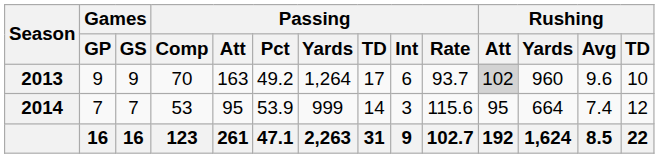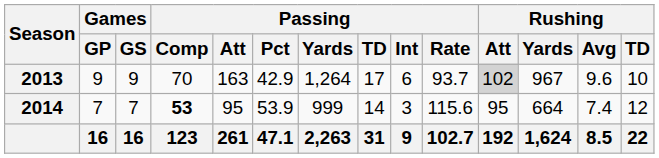(275, 78) 49.2 -> (275, 78) 42.9
(548, 78) 960 -> (548, 78) 967
(182, 108) normal -> (182, 108) bold
